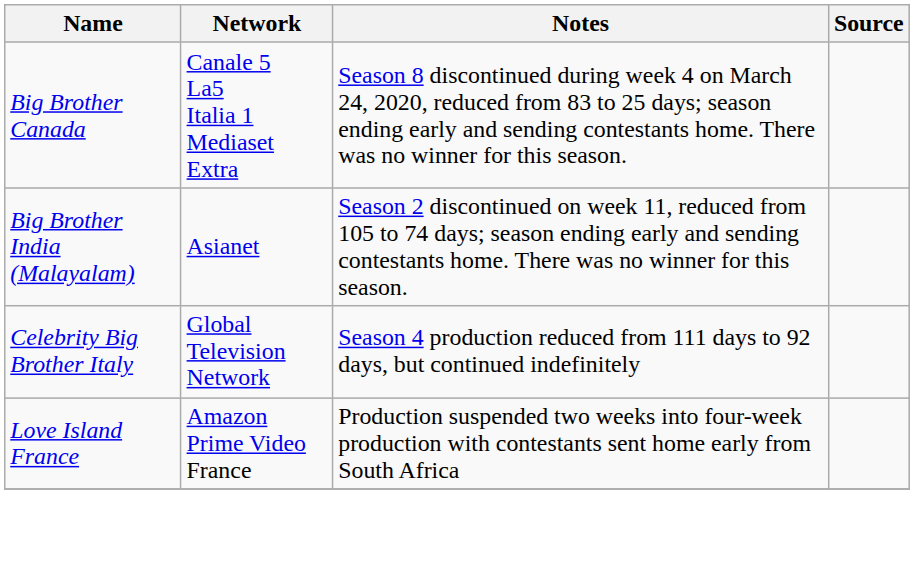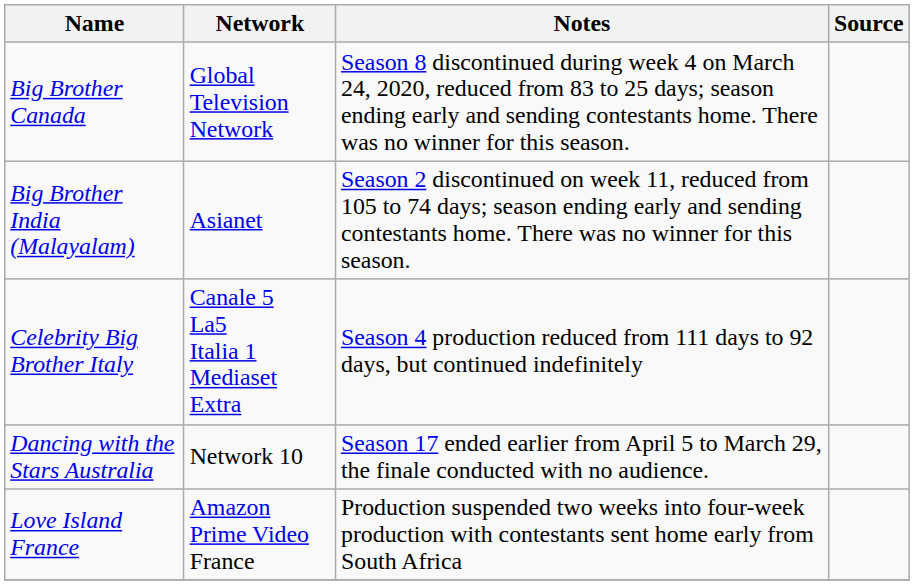(230, 114) Canale 5 La5 Italia 1 Mediaset Extra -> (239, 101) Global Television Network
(236, 351) Global Television Network -> (233, 351) Canale 5 La5 Italia 1 Mediaset Extra
+ row: (92, 456)
